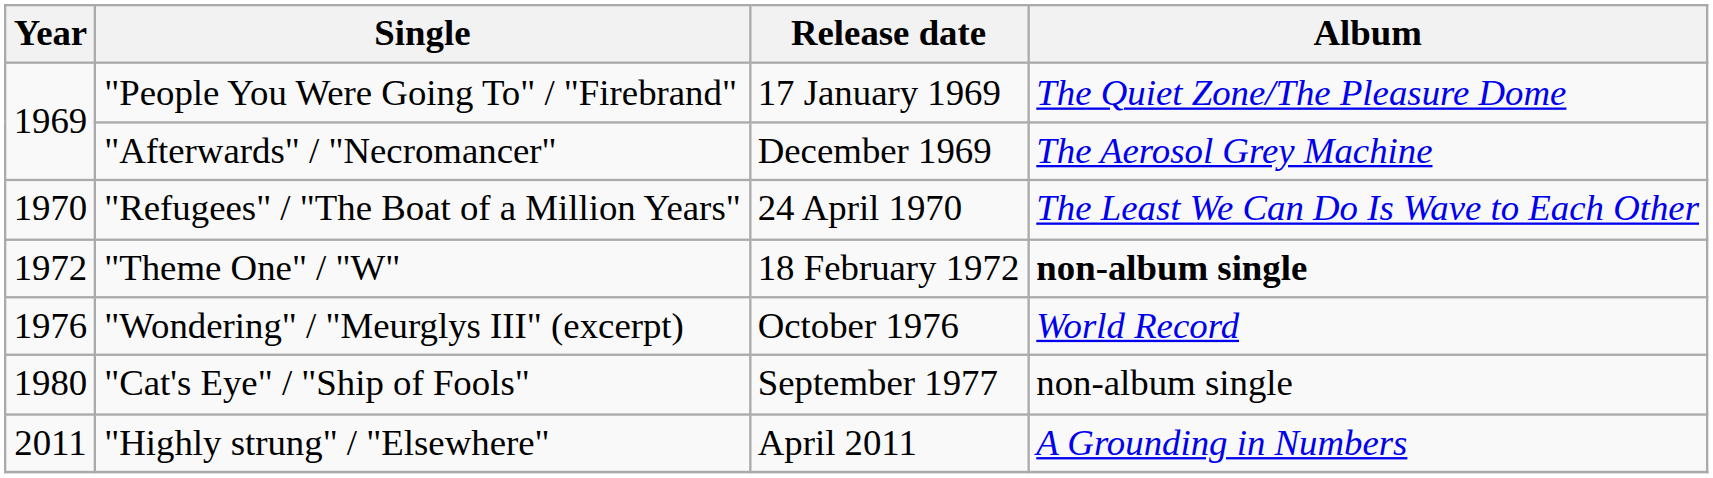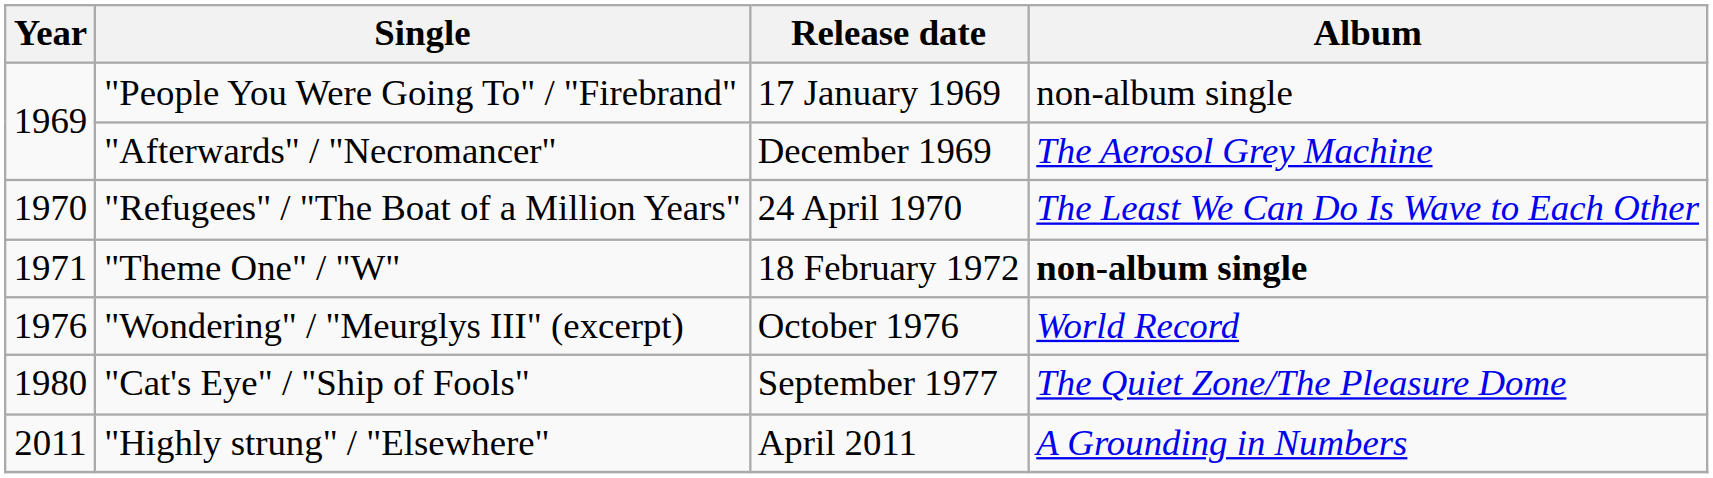(1301, 92) The Quiet Zone/The Pleasure Dome -> (1165, 92) non-album single
(50, 267) 1972 -> (50, 267) 1971
(1165, 383) non-album single -> (1301, 383) The Quiet Zone/The Pleasure Dome
